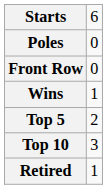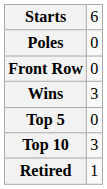(94, 94) 1 -> (94, 94) 3
(94, 119) 2 -> (94, 119) 0
